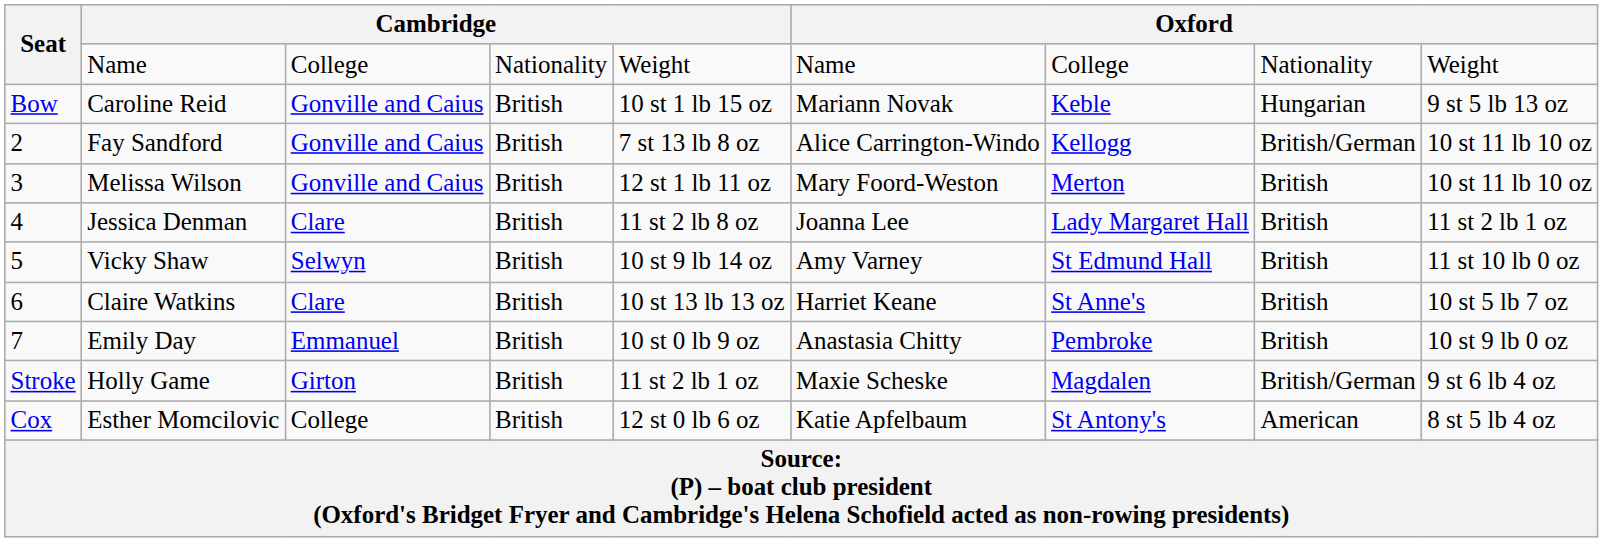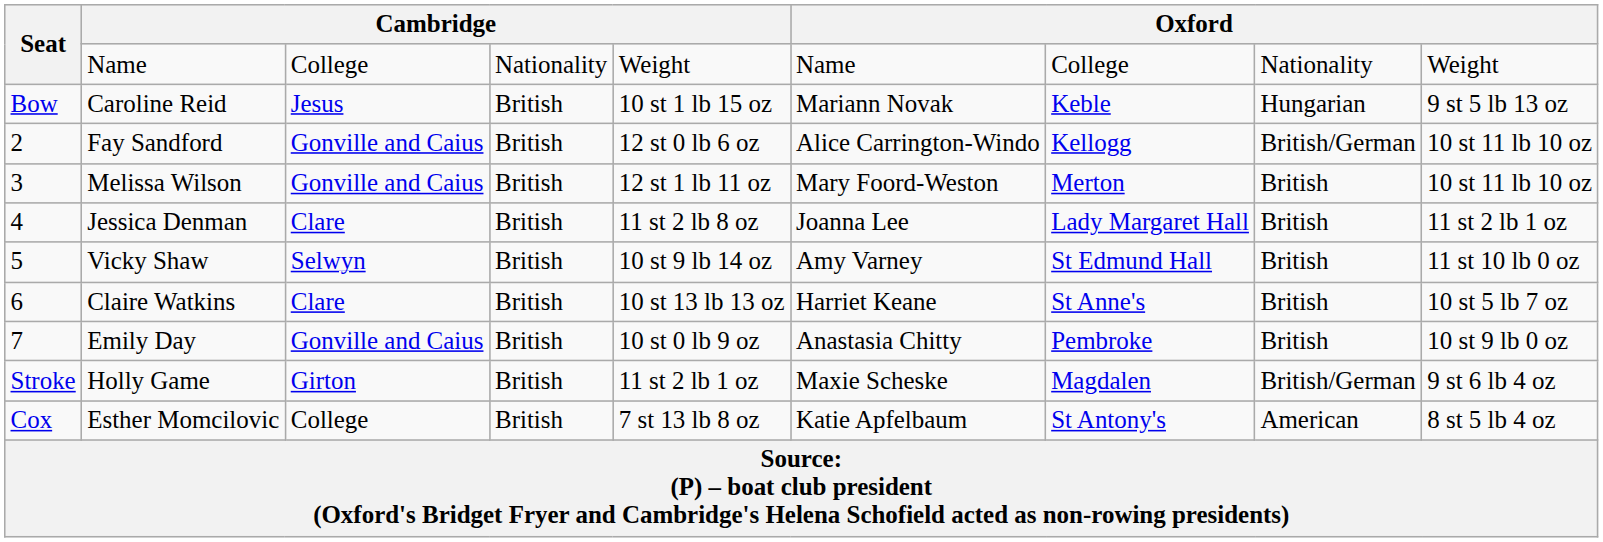(387, 103) Gonville and Caius -> (317, 103) Jesus
(689, 143) 7 st 13 lb 8 oz -> (689, 143) 12 st 0 lb 6 oz
(345, 340) Emmanuel -> (387, 340) Gonville and Caius
(689, 420) 12 st 0 lb 6 oz -> (689, 420) 7 st 13 lb 8 oz
